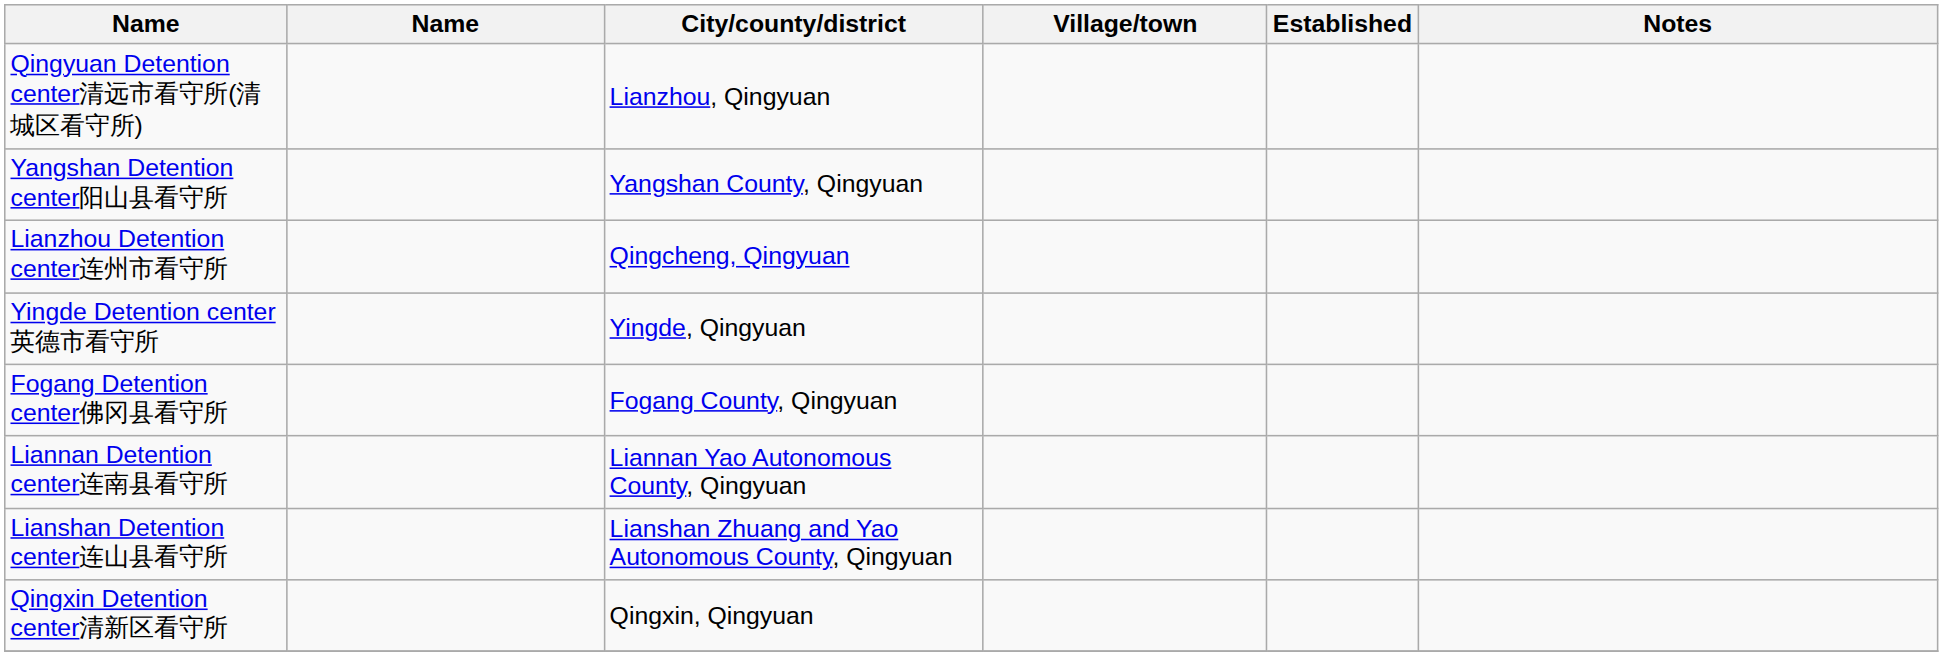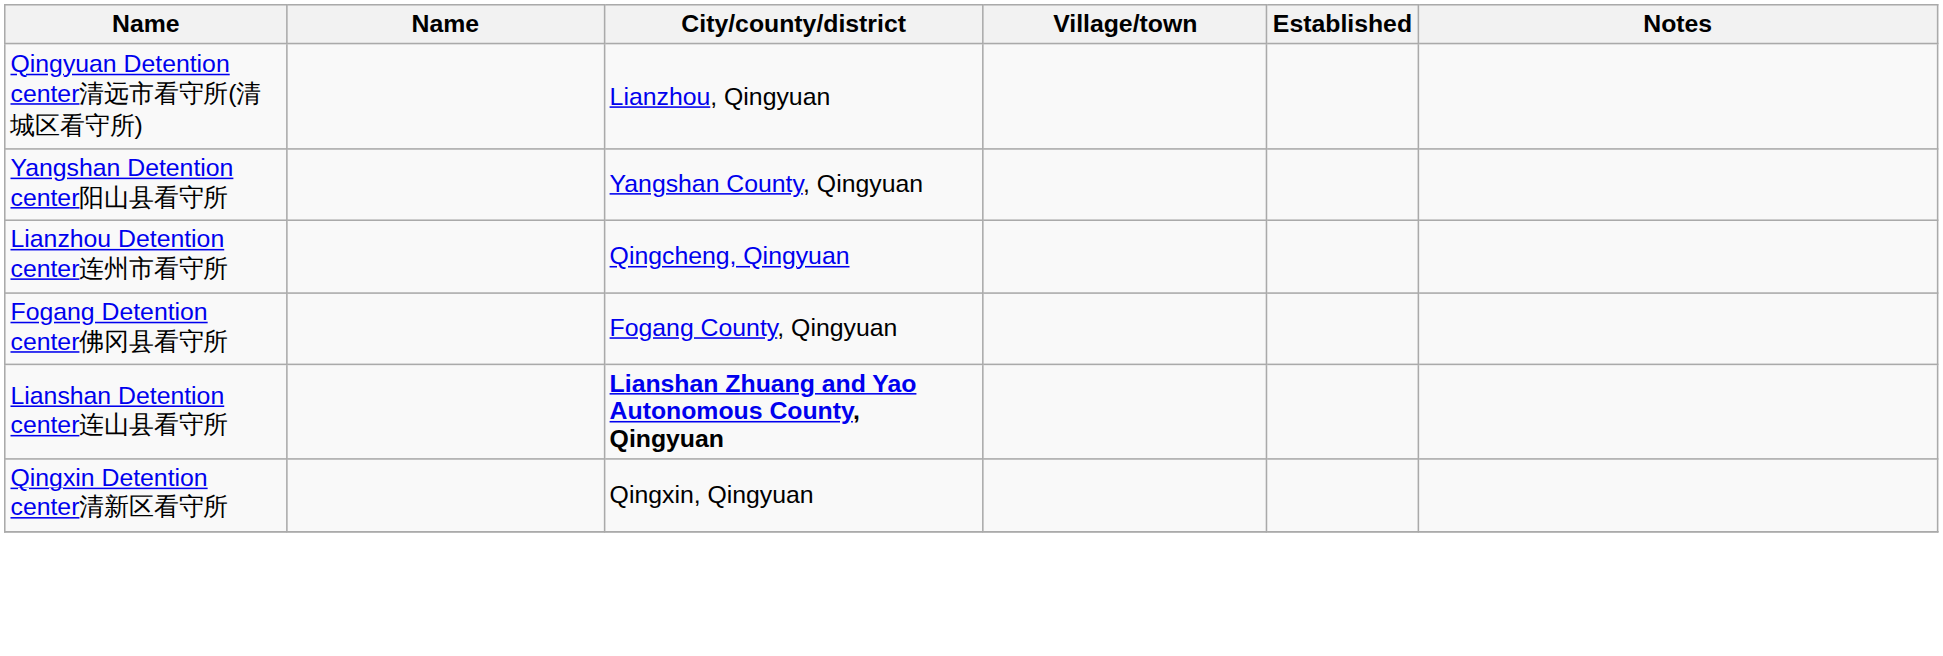- row: (143, 326)
- row: (119, 470)
(781, 543) normal -> (763, 411) bold
